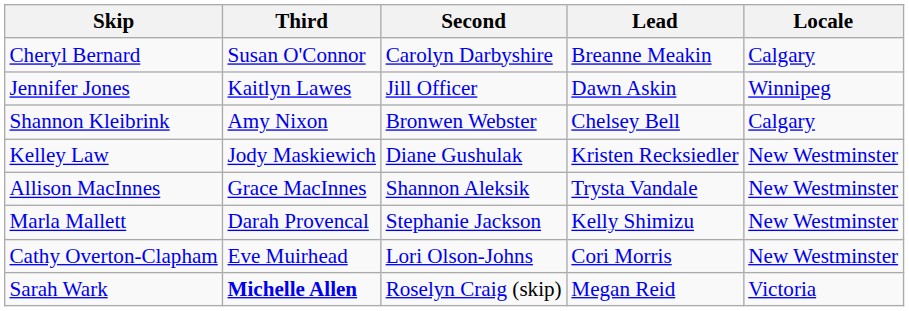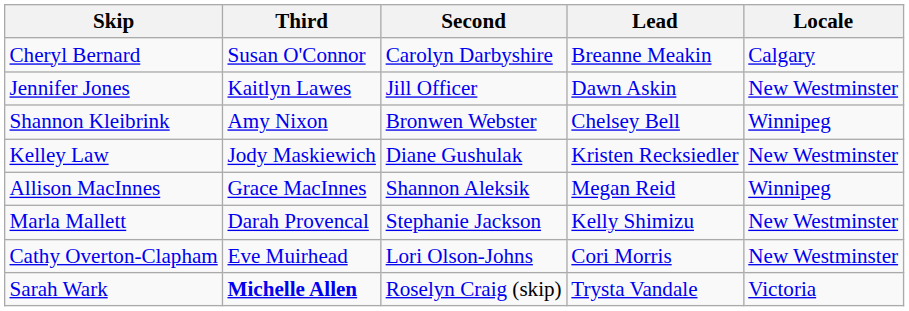(789, 88) Winnipeg -> (823, 88) New Westminster
(782, 121) Calgary -> (789, 121) Winnipeg
(634, 188) Trysta Vandale -> (623, 188) Megan Reid
(823, 188) New Westminster -> (789, 188) Winnipeg
(623, 289) Megan Reid -> (634, 289) Trysta Vandale
